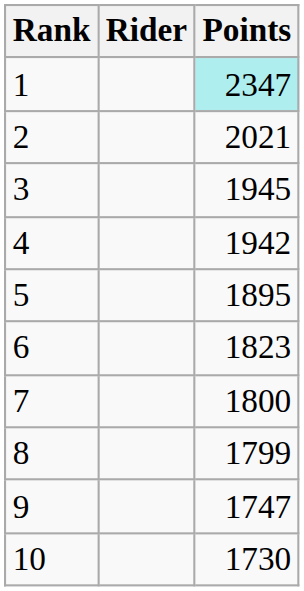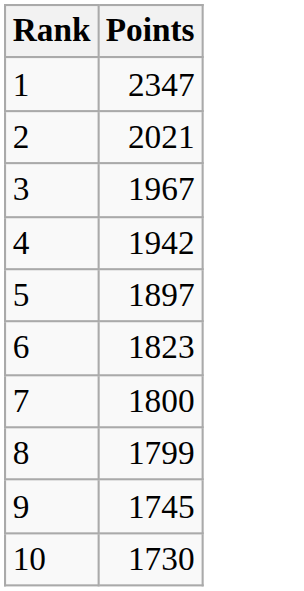- column: (146, 30)
(258, 83) paleturquoise background -> (161, 83) no background
(258, 189) 1945 -> (161, 189) 1967
(258, 294) 1895 -> (161, 294) 1897
(258, 505) 1747 -> (161, 505) 1745
